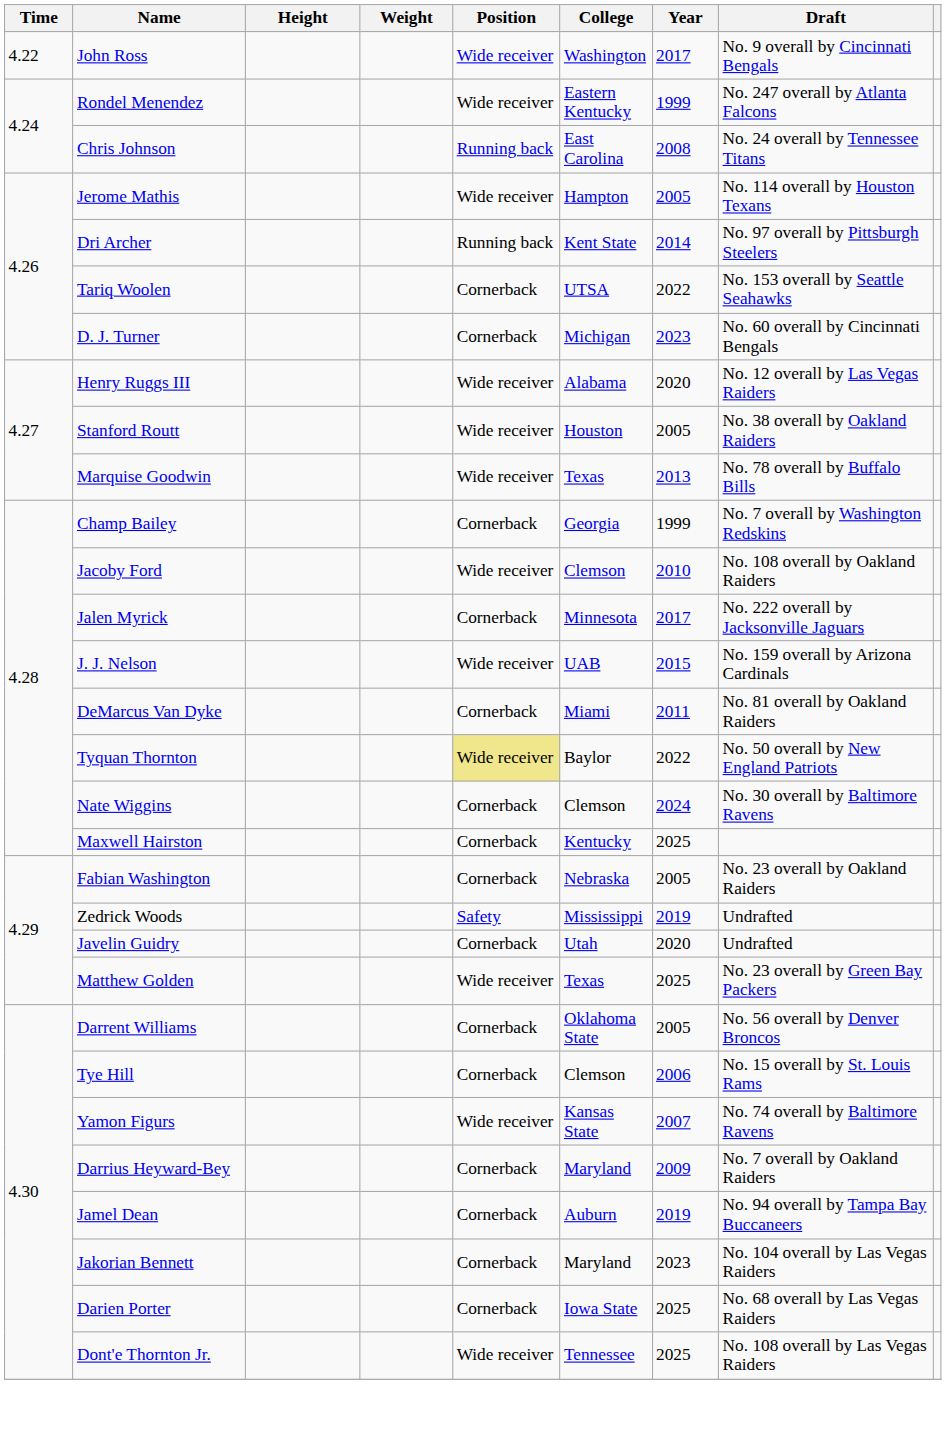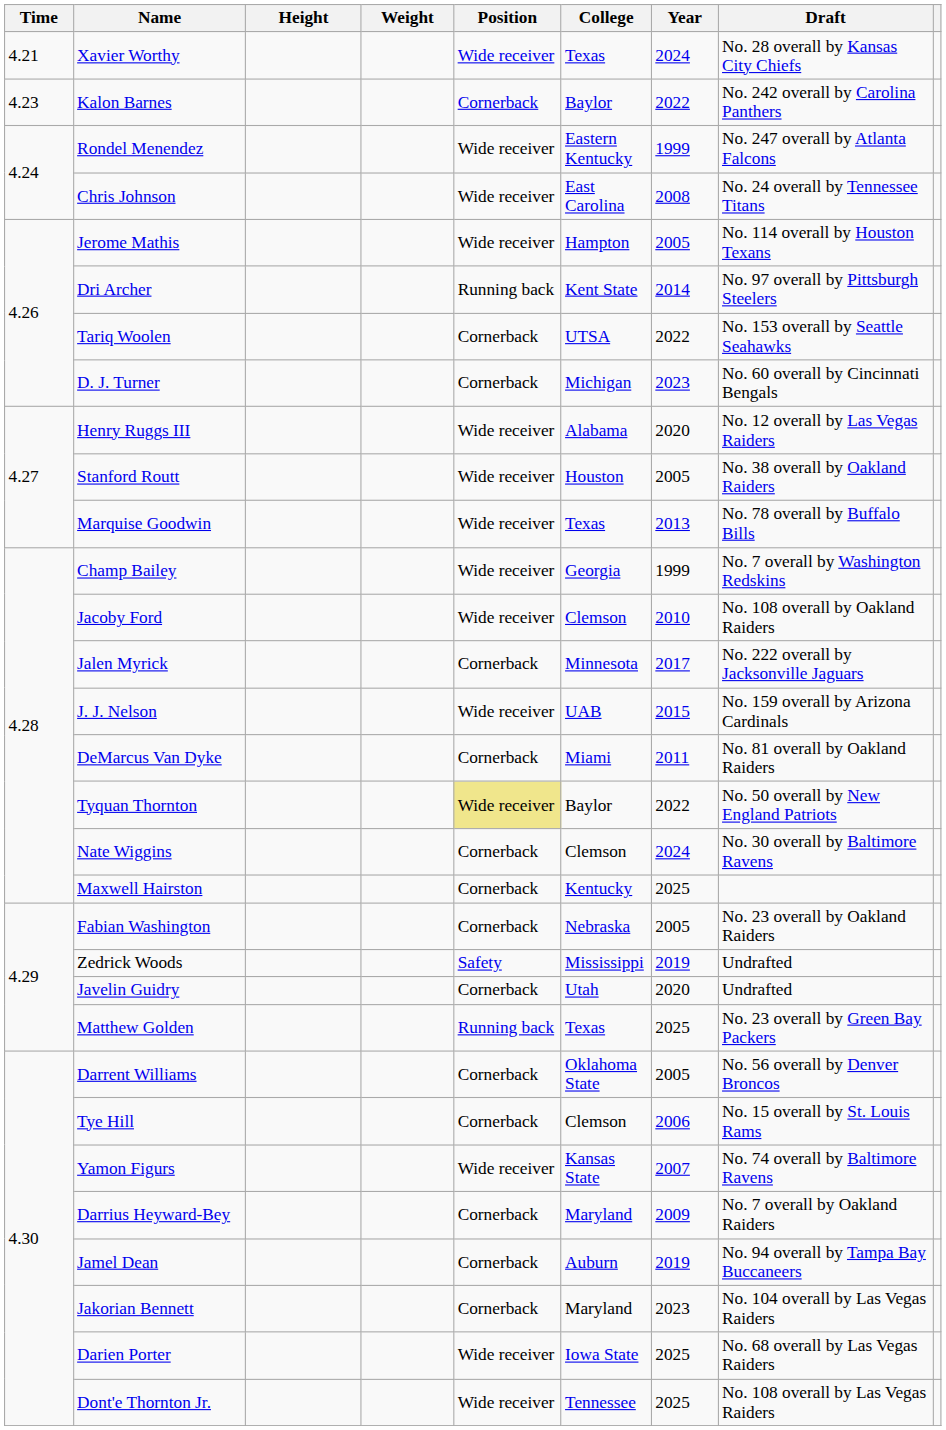+ row: (128, 55)
- row: (112, 55)
+ row: (124, 102)
(505, 149) Running back -> (506, 195) Wide receiver
(497, 523) Cornerback -> (506, 570) Wide receiver
(505, 980) Wide receiver -> (506, 1027) Running back
(497, 1308) Cornerback -> (506, 1355) Wide receiver
